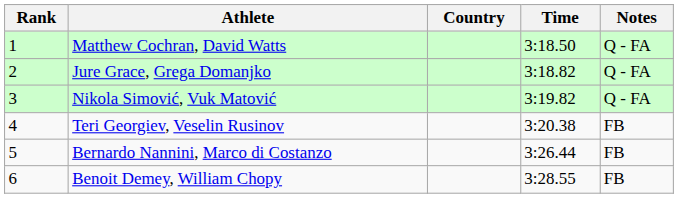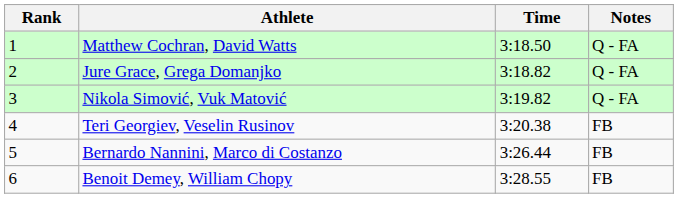- column: (474, 17)
